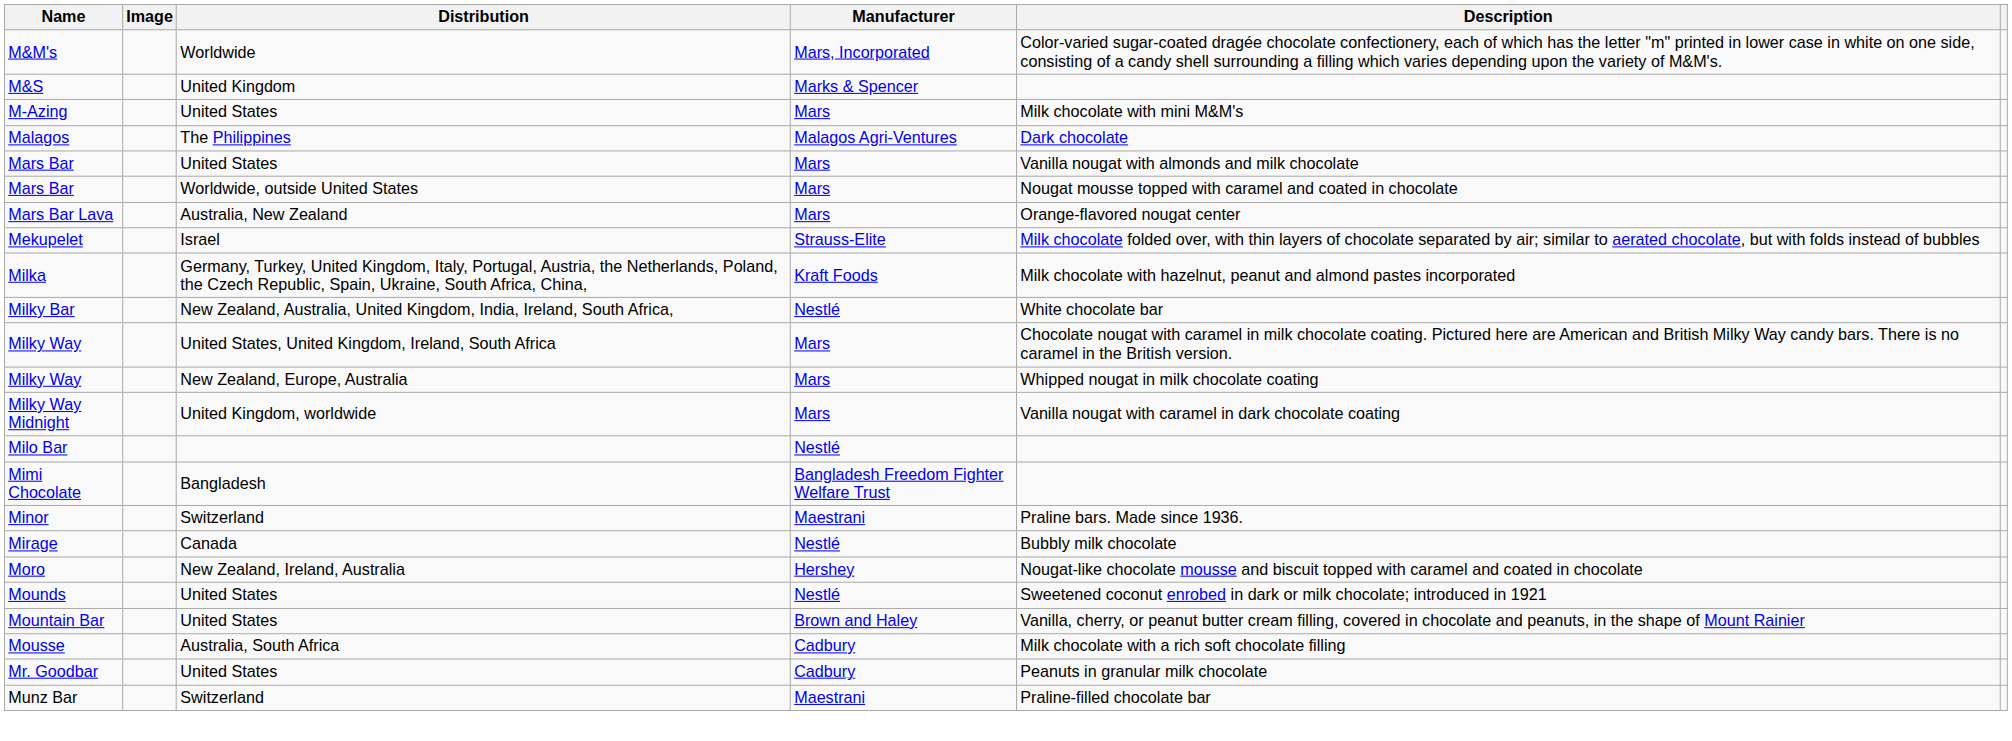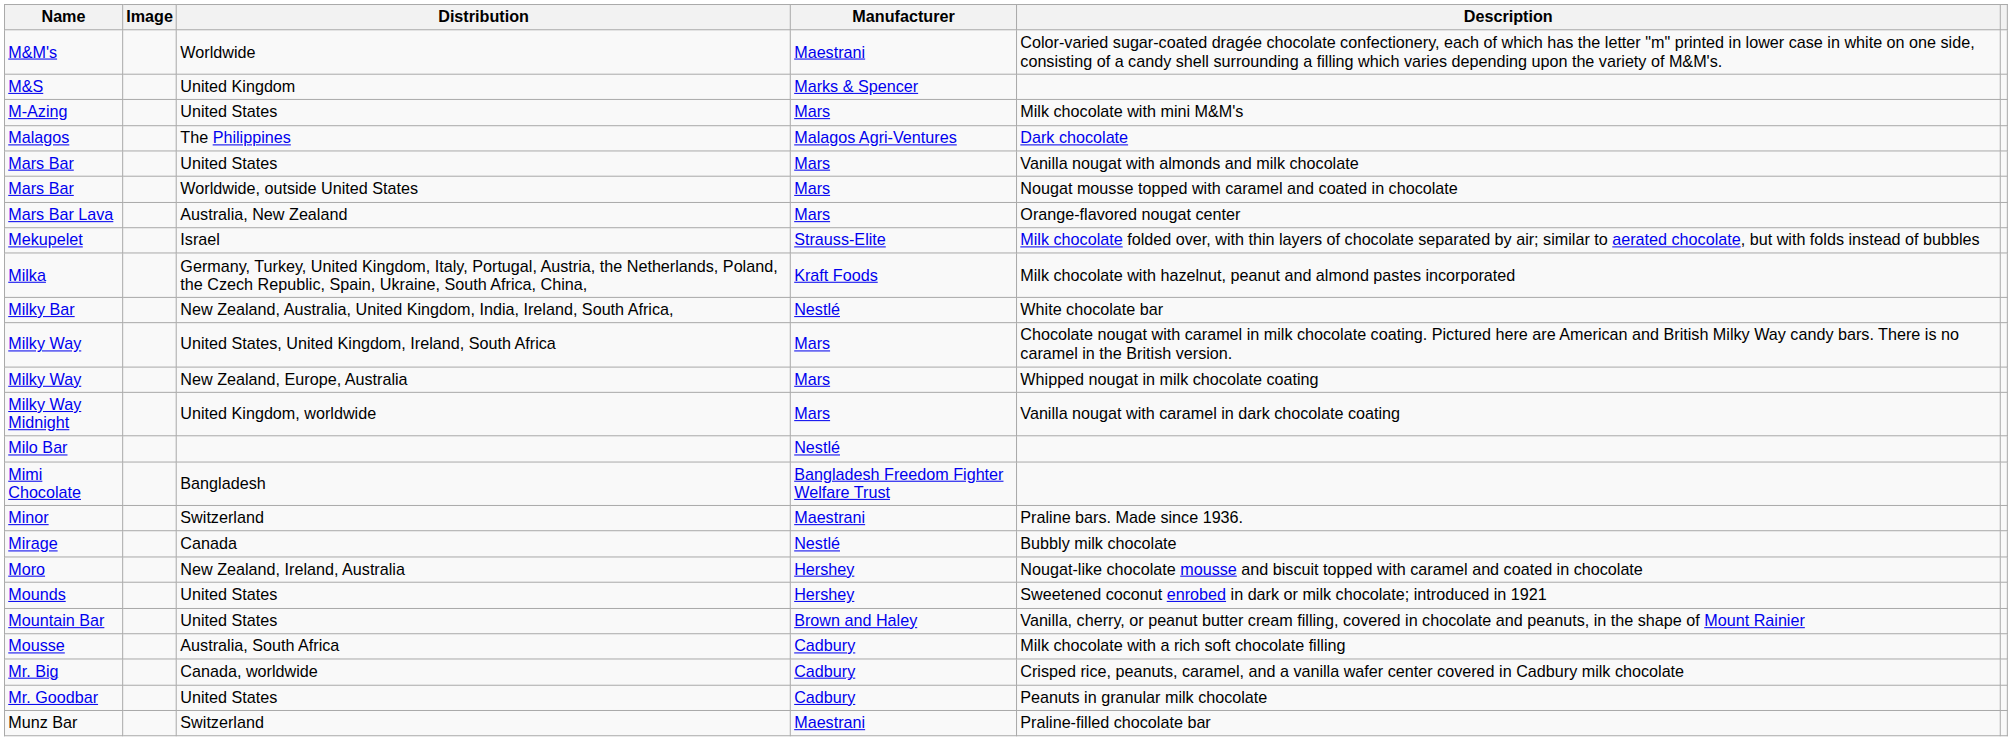(862, 52) Mars, Incorporated -> (830, 52) Maestrani
(817, 595) Nestlé -> (824, 595) Hershey
+ row: (33, 672)
